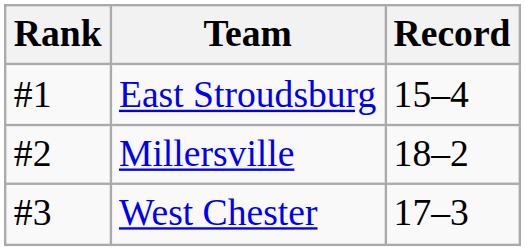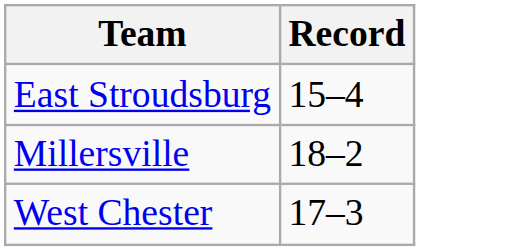- column: (58, 34)
